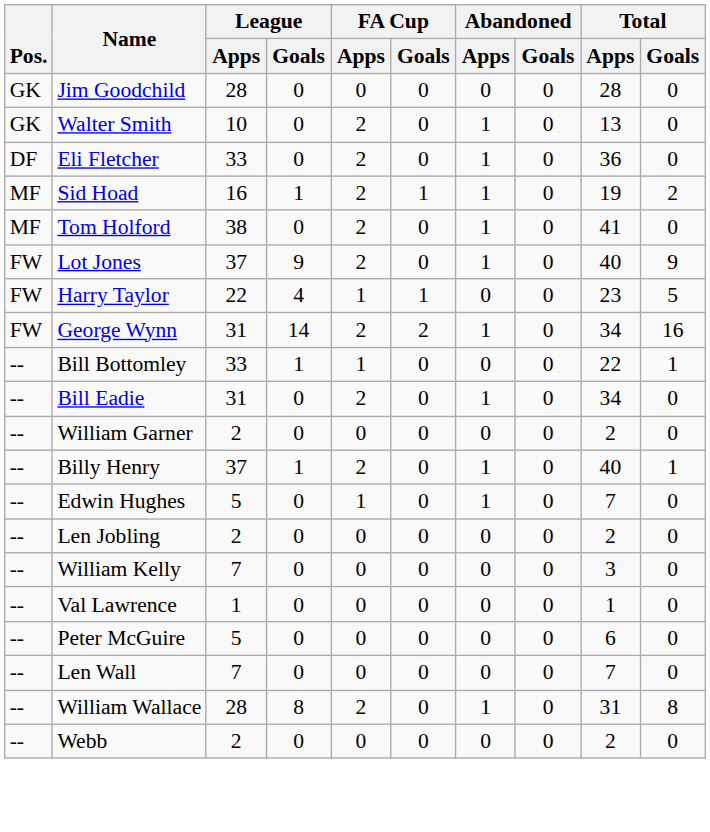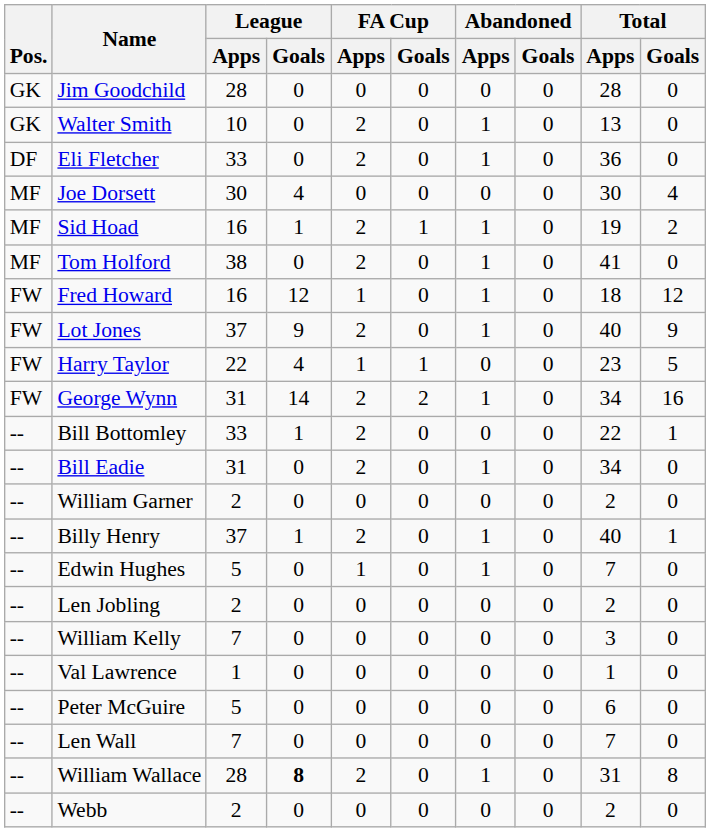+ row: (106, 192)
+ row: (115, 295)
(361, 364) 1 -> (361, 432) 2
(299, 706) normal -> (299, 775) bold
